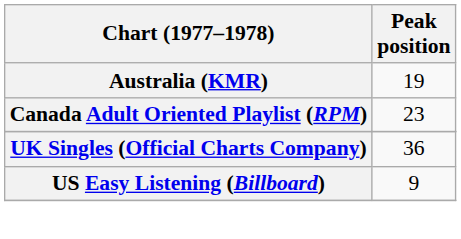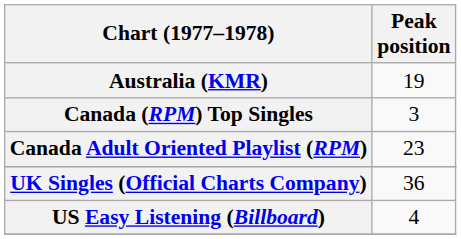+ row: (188, 114)
(414, 182) 9 -> (414, 217) 4
